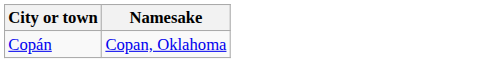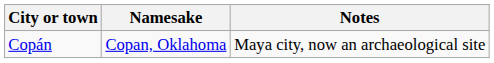+ column: (360, 17)
